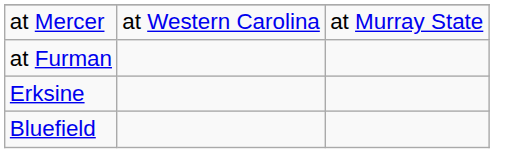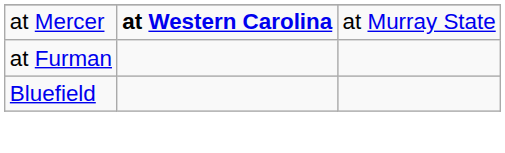(221, 22) normal -> (227, 22) bold
- row: (47, 93)
